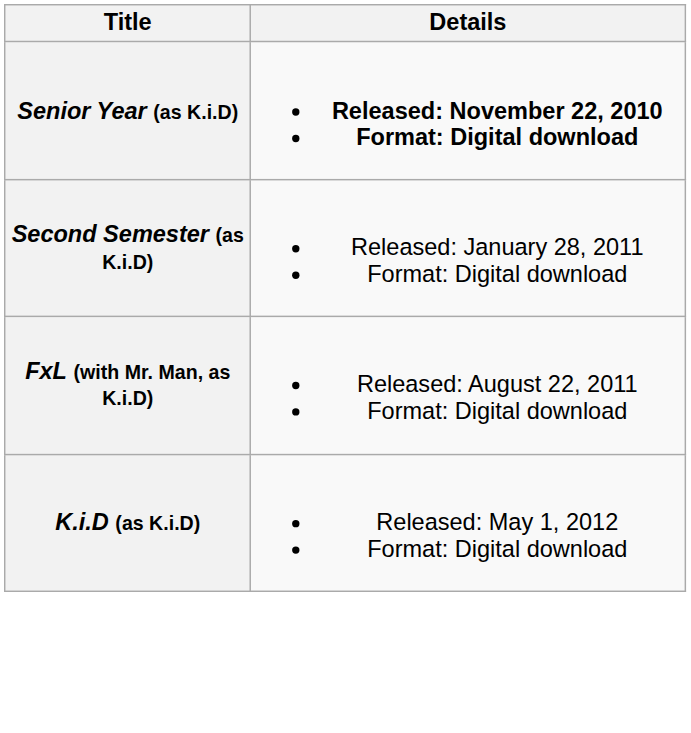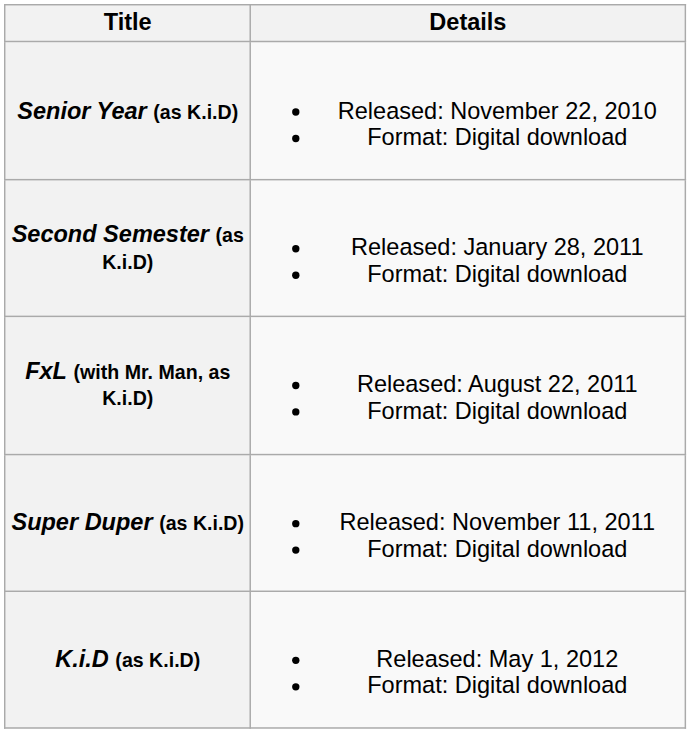(468, 124) bold -> (468, 124) normal
+ row: (128, 522)
